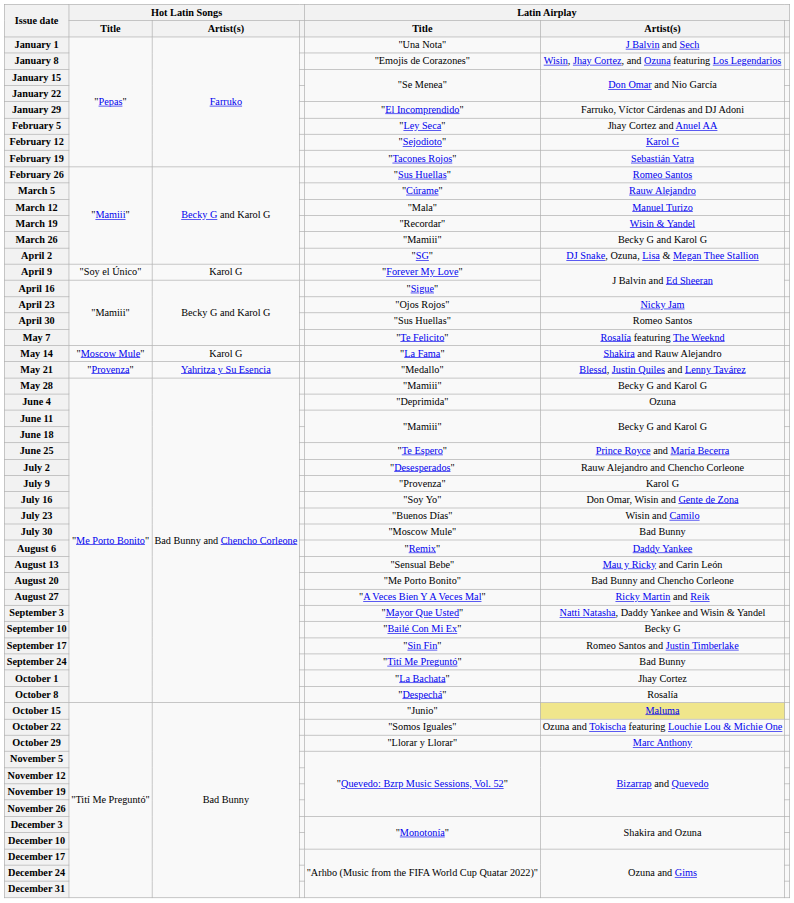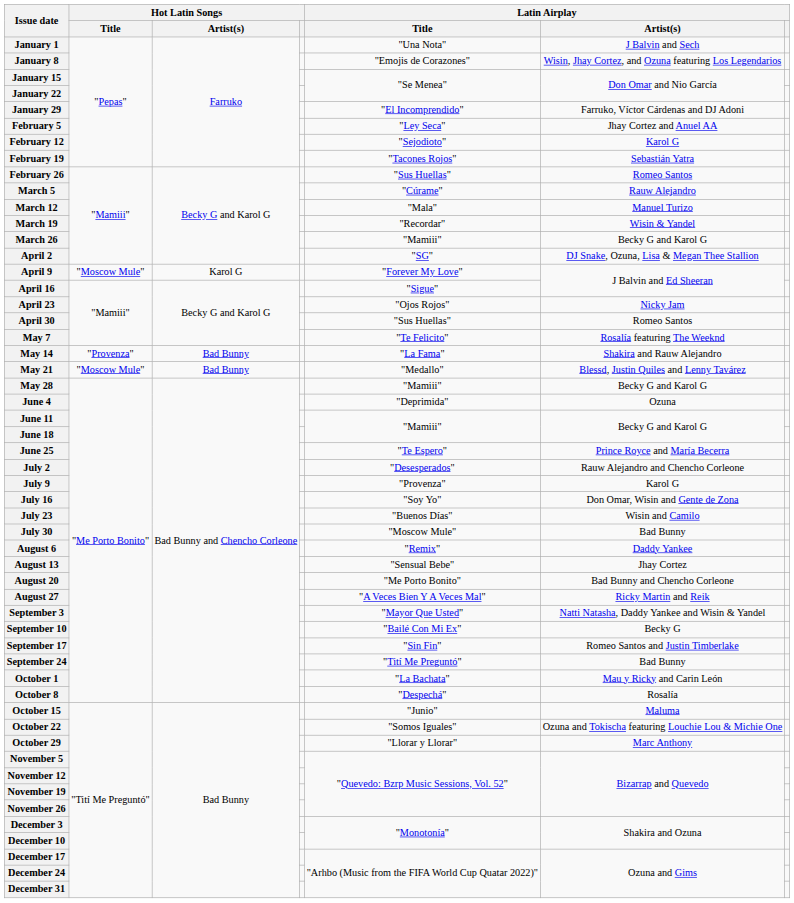(110, 272) "Soy el Único" -> (110, 272) "Moscow Mule"
(110, 353) "Moscow Mule" -> (110, 353) "Provenza"
(226, 353) Karol G -> (226, 353) Bad Bunny
(110, 369) "Provenza" -> (110, 369) "Moscow Mule"
(226, 369) Yahritza y Su Esencia -> (226, 369) Bad Bunny
(663, 564) Mau y Ricky and Carin León -> (663, 564) Jhay Cortez
(663, 678) Jhay Cortez -> (663, 678) Mau y Ricky and Carin León
(663, 710) khaki background -> (663, 710) no background
